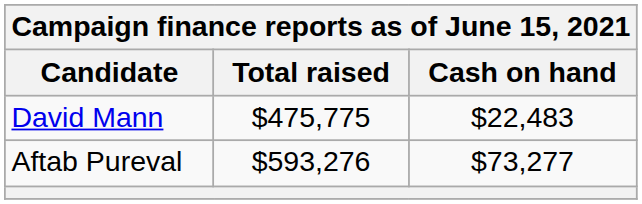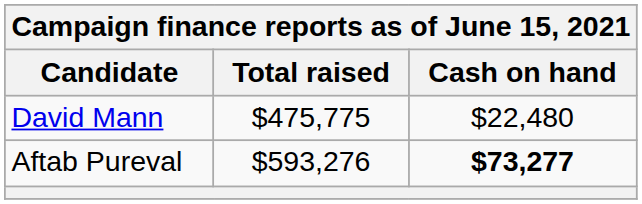(522, 117) $22,483 -> (522, 117) $22,480
(522, 162) normal -> (522, 162) bold
